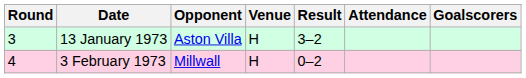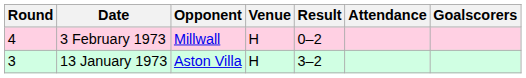rows swapped: (114, 38) <-> (113, 61)
